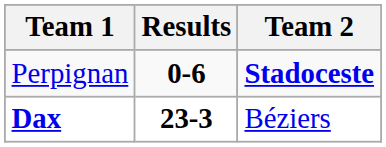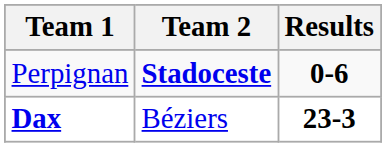columns swapped: (309, 27) <-> (186, 27)
